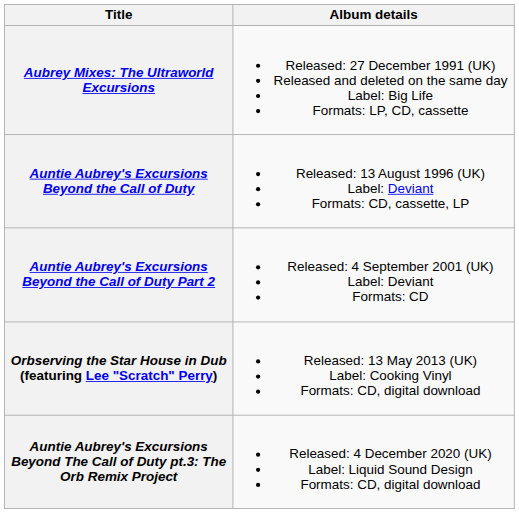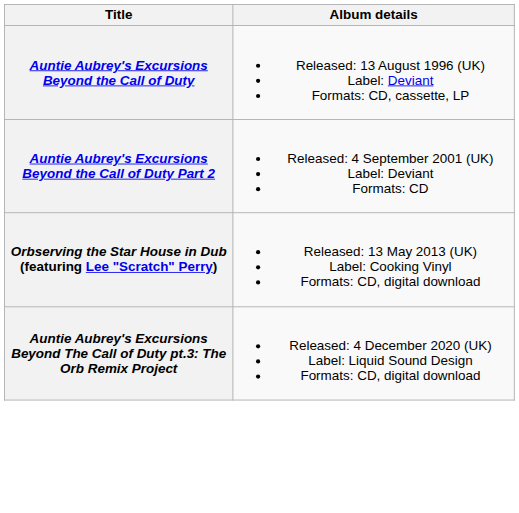- row: (119, 80)
